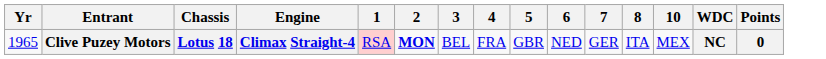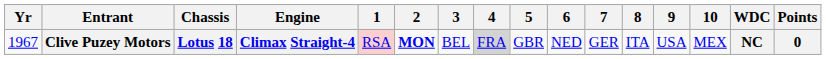+ column: (672, 17)
(23, 41) 1965 -> (23, 41) 1967
(492, 41) no background -> (492, 41) lightgrey background
